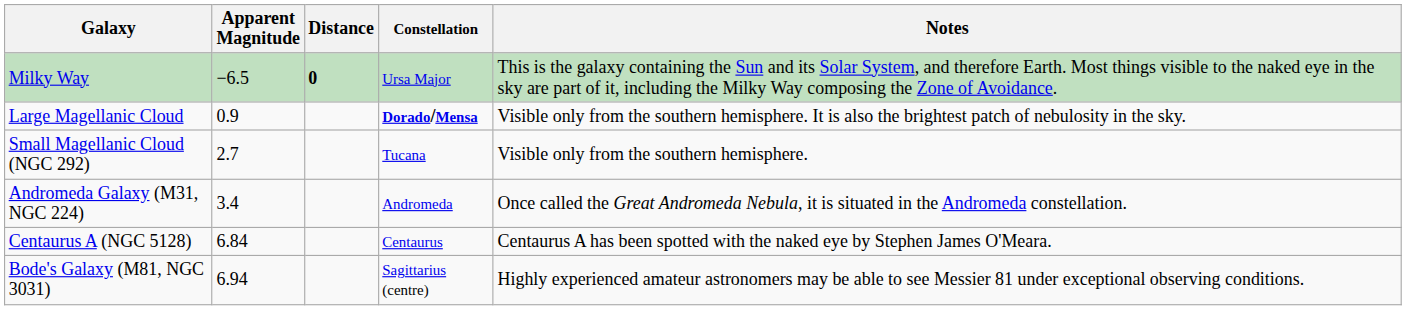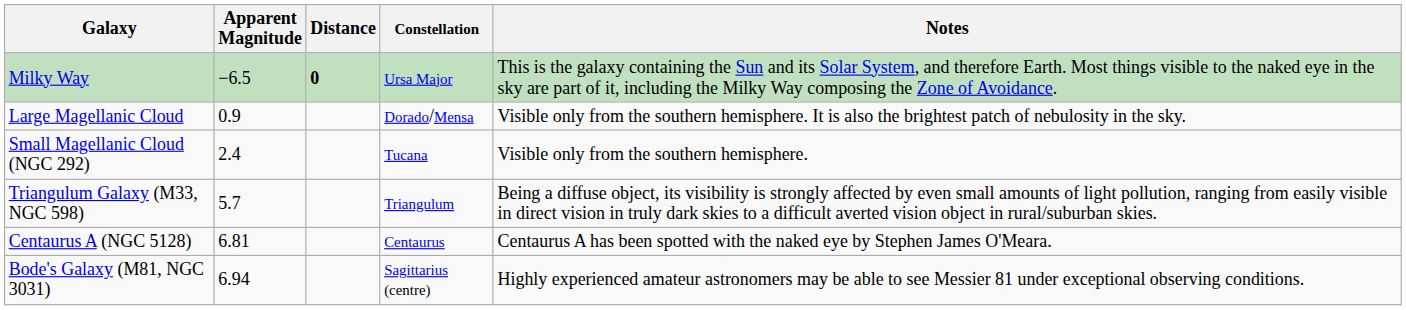(430, 115) bold -> (429, 115) normal
(228, 154) 2.7 -> (230, 154) 2.4
- row: (103, 202)
+ row: (103, 202)
(232, 241) 6.84 -> (234, 241) 6.81
